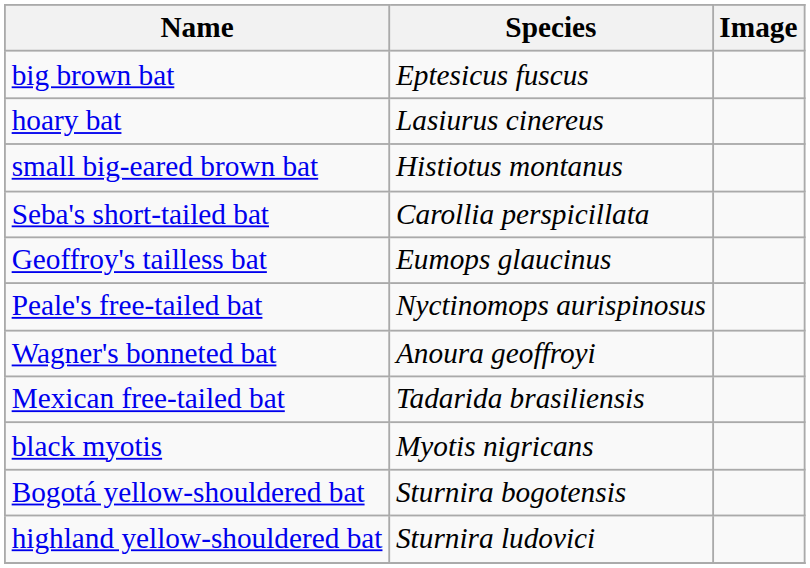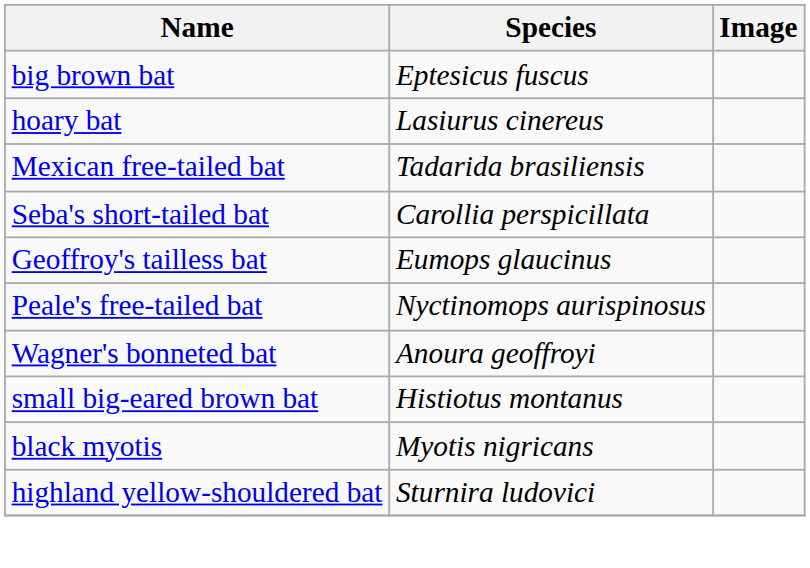rows swapped: (148, 399) <-> (165, 167)
- row: (188, 492)
